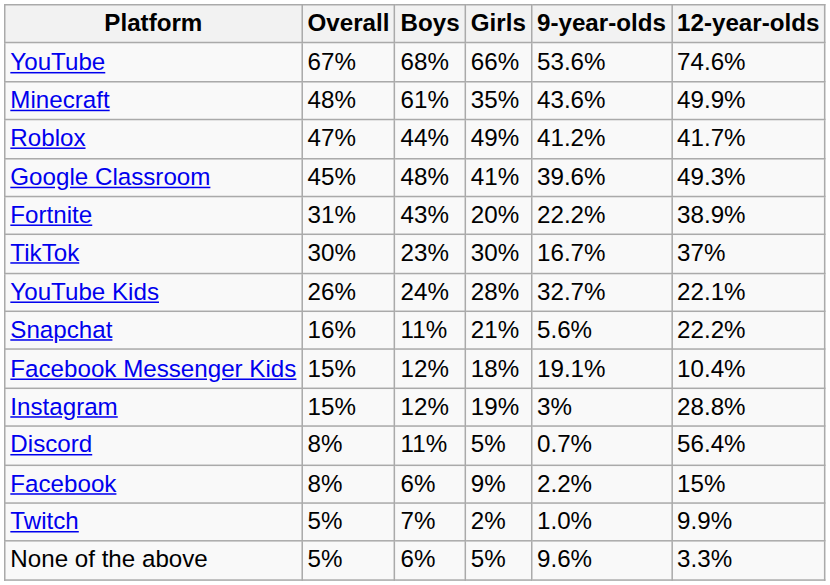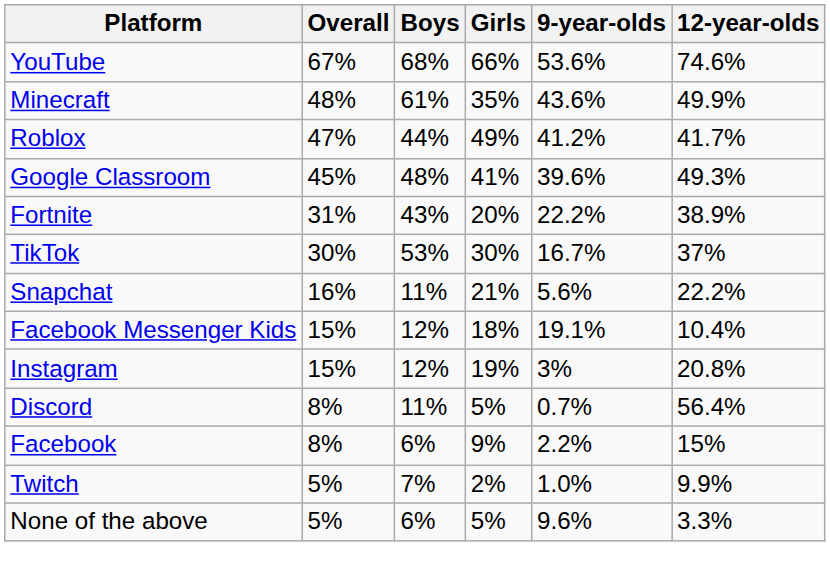(425, 253) 23% -> (425, 253) 53%
- row: (85, 291)
(711, 406) 28.8% -> (711, 368) 20.8%
